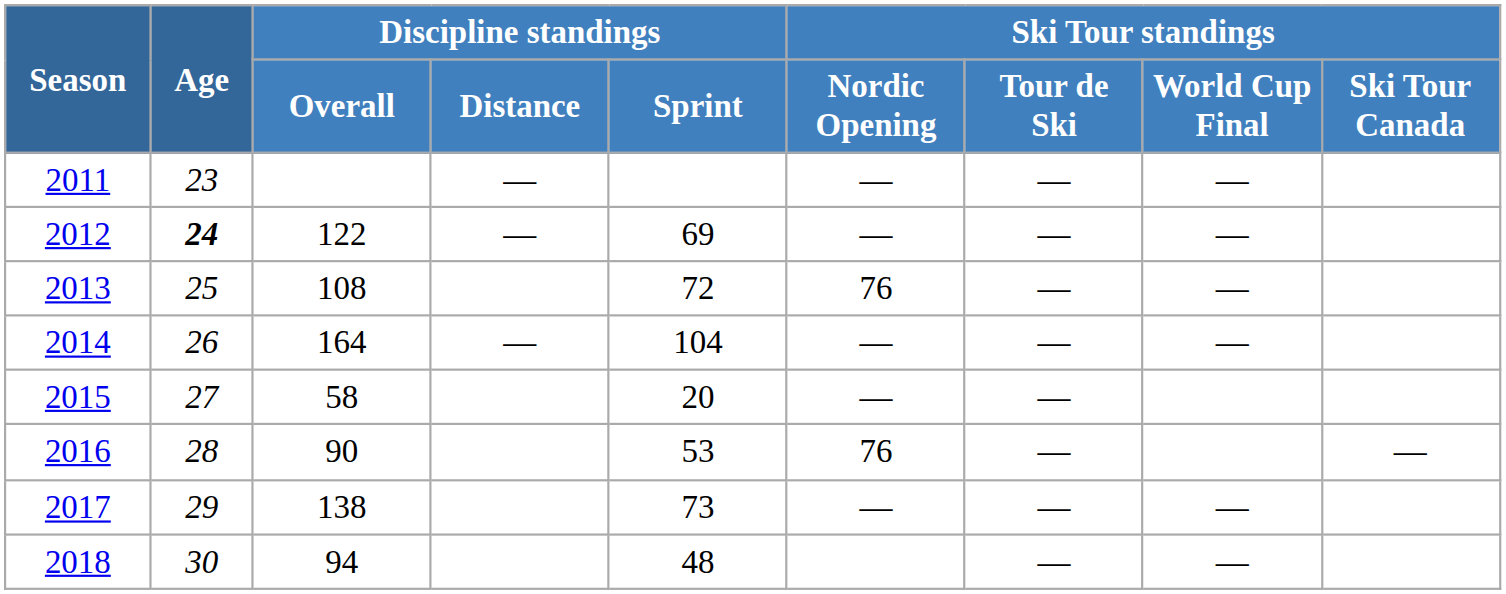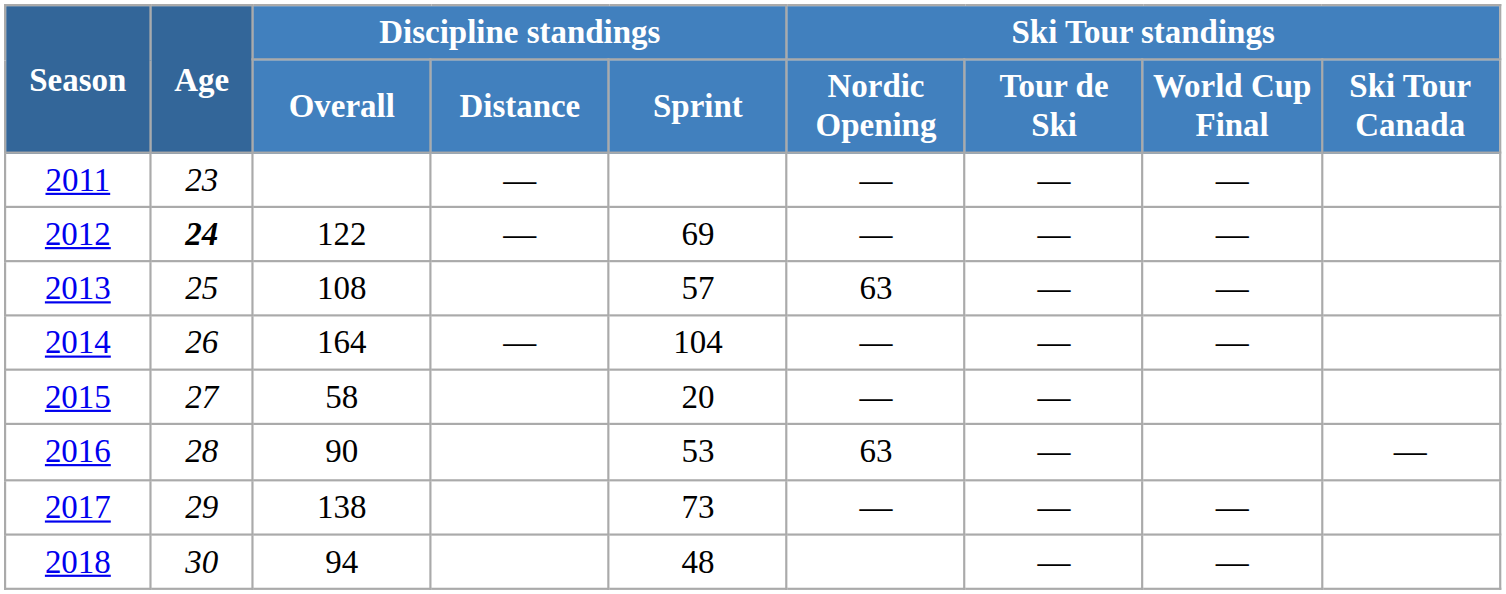(698, 288) 72 -> (698, 288) 57
(876, 288) 76 -> (876, 288) 63
(876, 451) 76 -> (876, 451) 63
